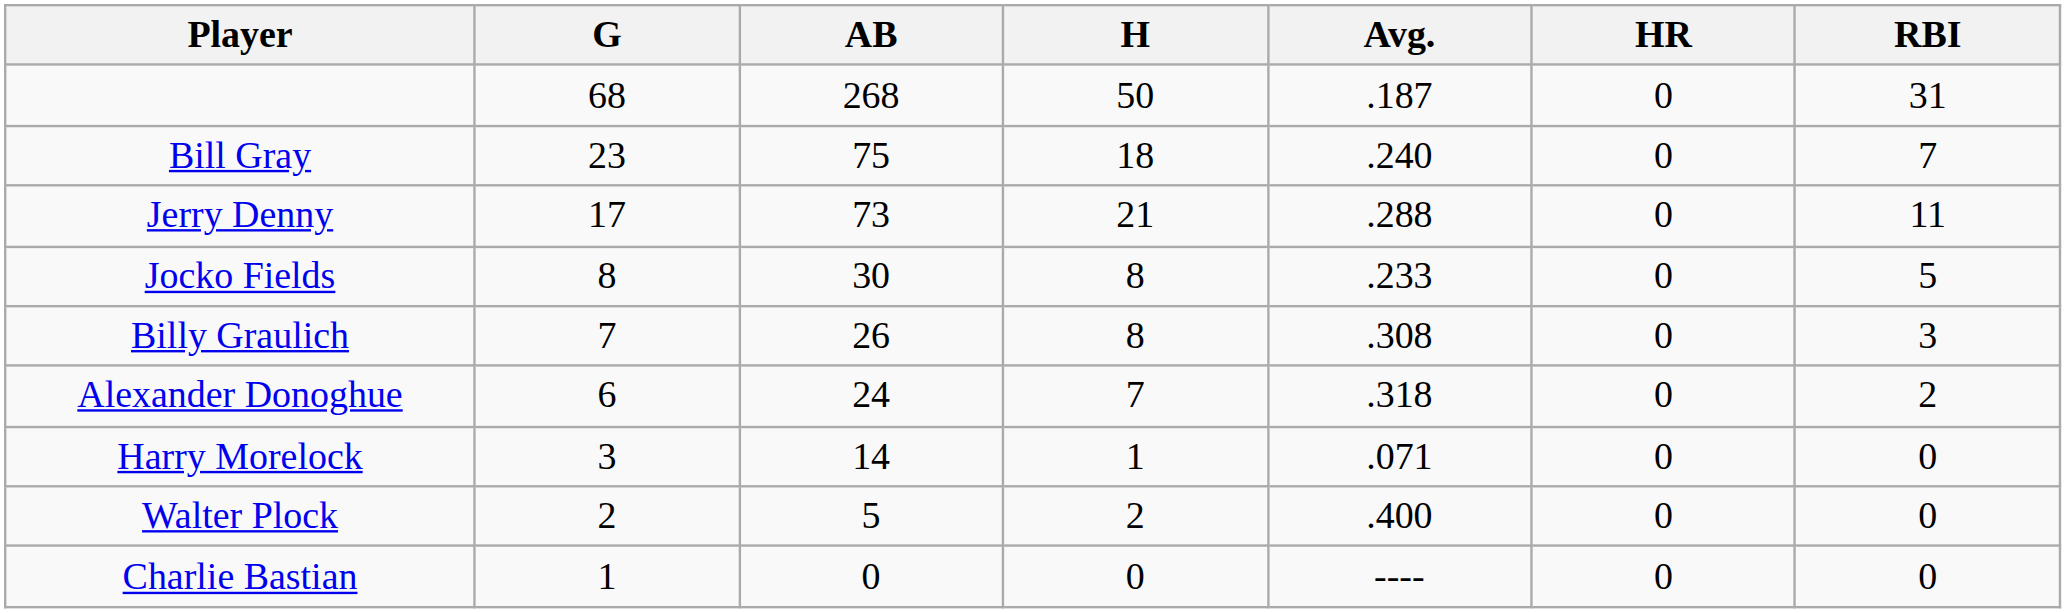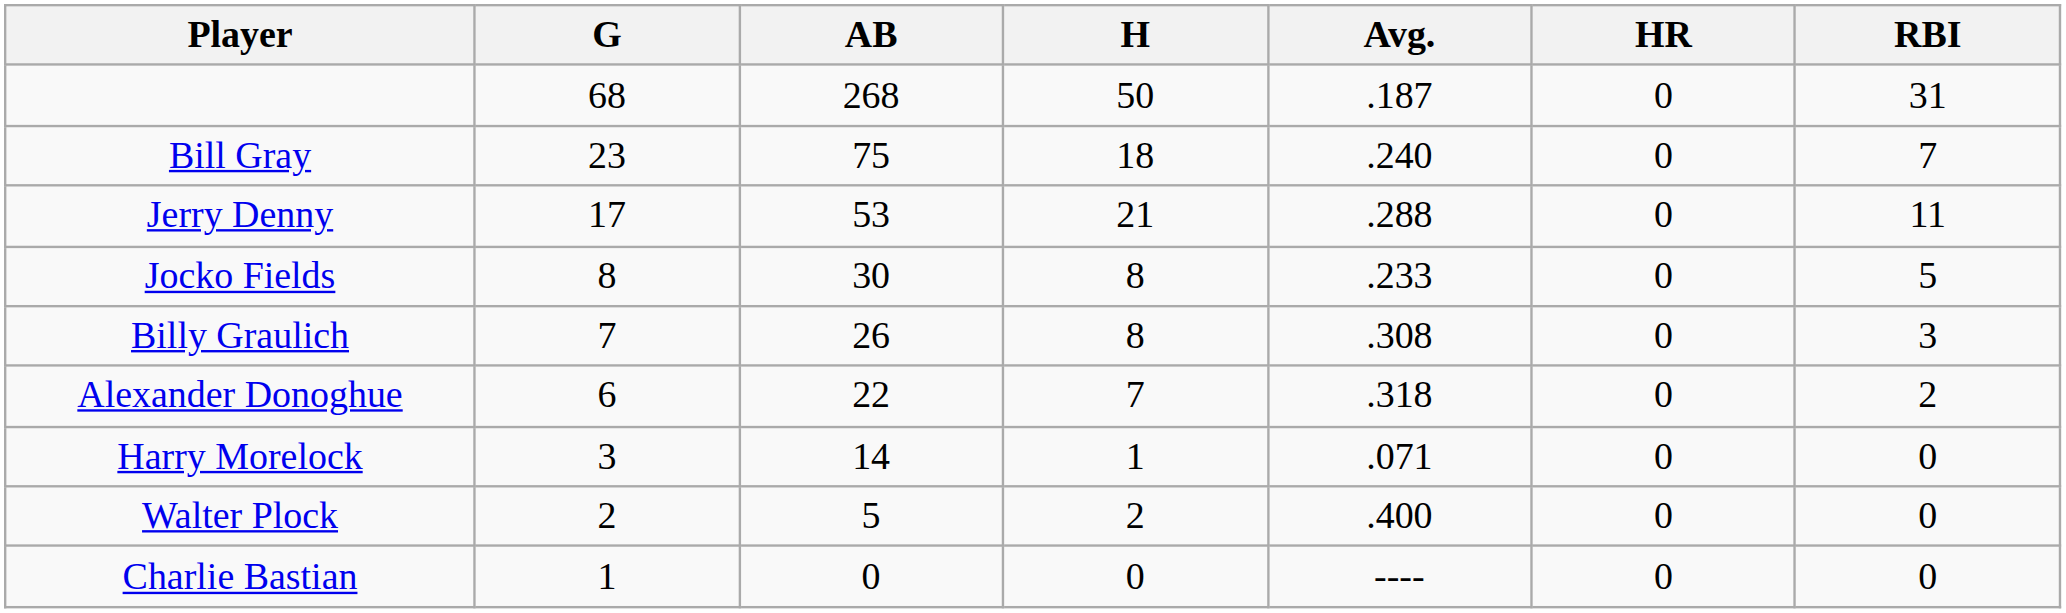(871, 214) 73 -> (871, 214) 53
(871, 395) 24 -> (871, 395) 22
